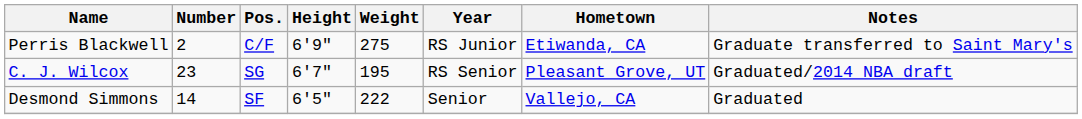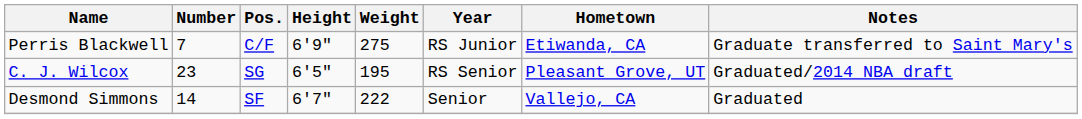(181, 45) 2 -> (181, 45) 7
(312, 72) 6'7" -> (312, 72) 6'5"
(312, 100) 6'5" -> (312, 100) 6'7"
